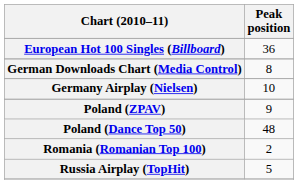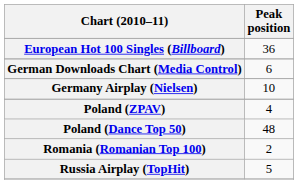(269, 68) 8 -> (269, 68) 6
(269, 108) 9 -> (269, 108) 4
